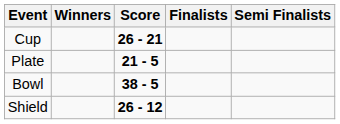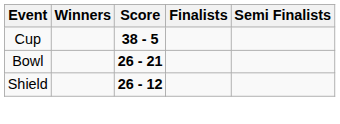(140, 38) 26 - 21 -> (140, 38) 38 - 5
- row: (28, 61)
(140, 84) 38 - 5 -> (140, 61) 26 - 21
